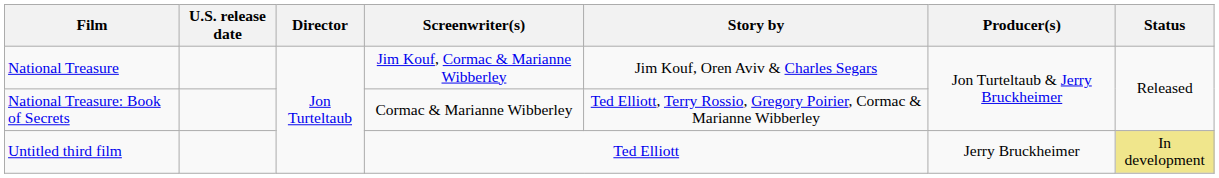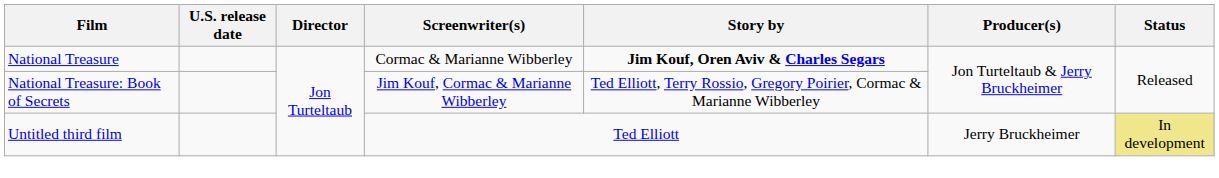(474, 67) Jim Kouf, Cormac & Marianne Wibberley -> (474, 58) Cormac & Marianne Wibberley
(756, 67) normal -> (756, 58) bold
(474, 109) Cormac & Marianne Wibberley -> (474, 92) Jim Kouf, Cormac & Marianne Wibberley
